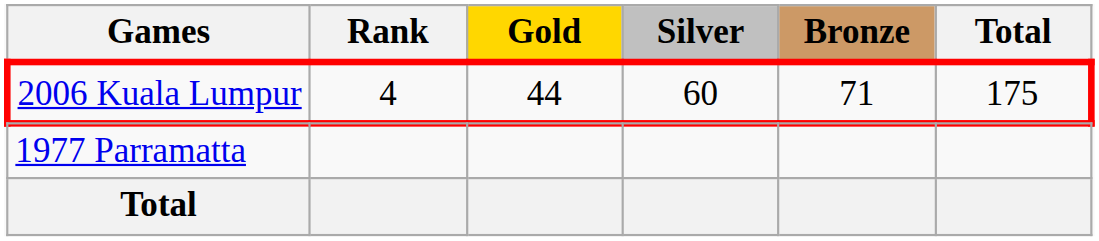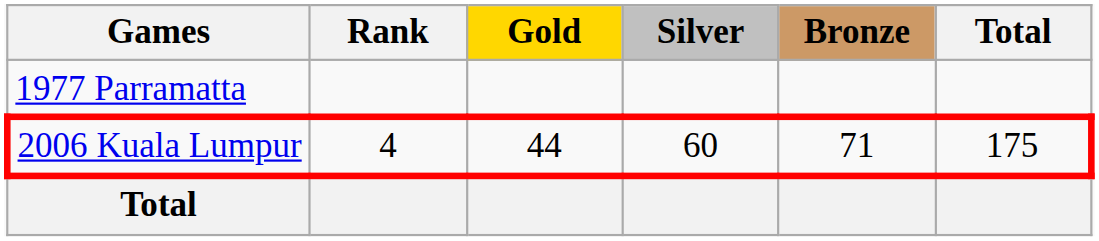rows swapped: (131, 149) <-> (160, 92)
